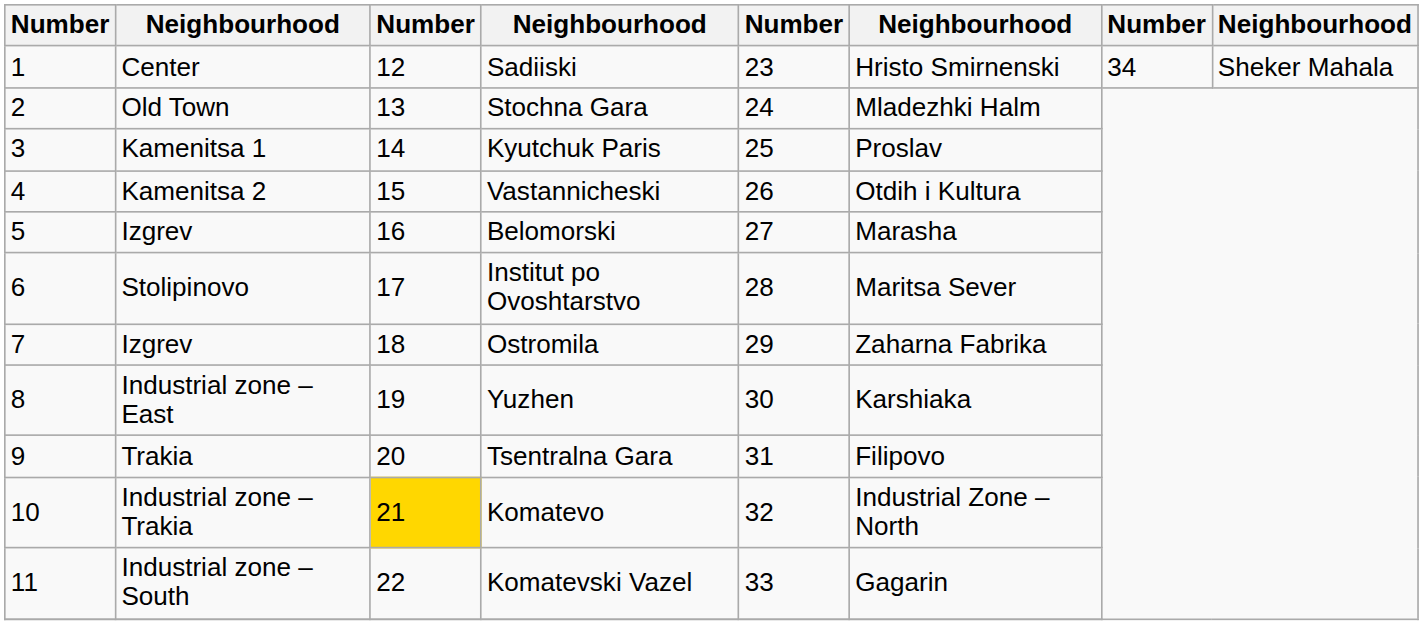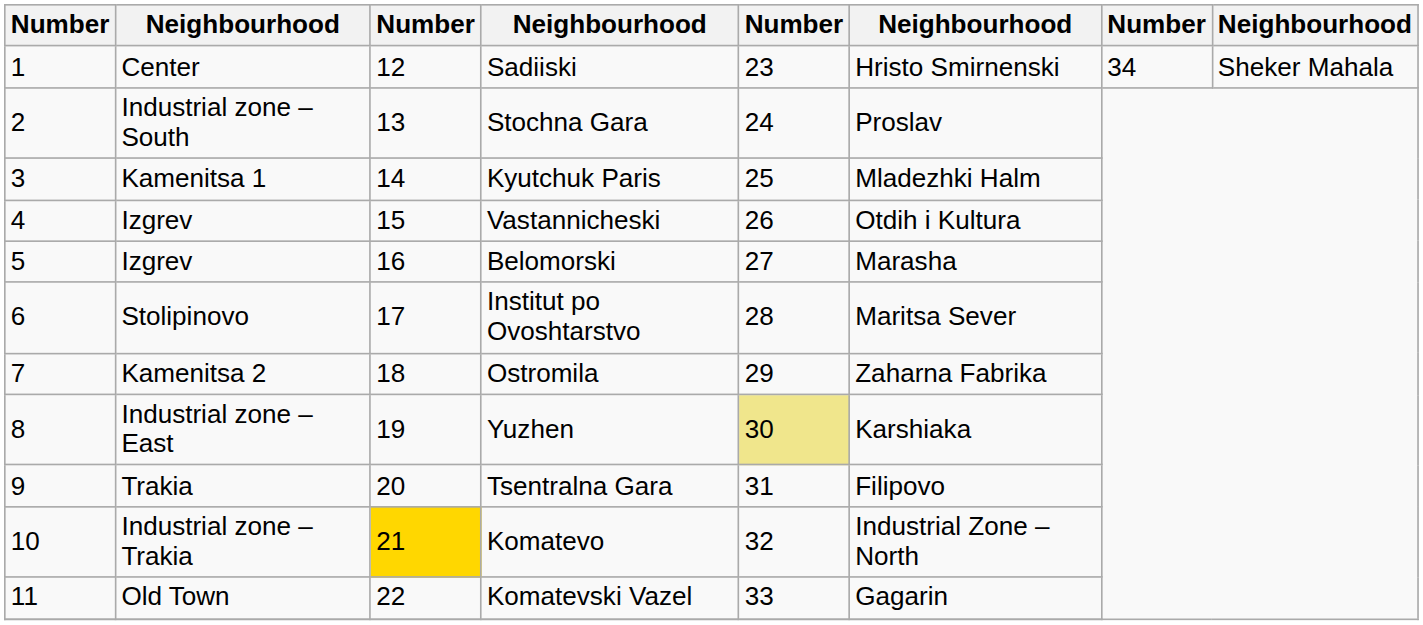(176, 107) Old Town -> (217, 122) Industrial zone – South
(948, 107) Mladezhki Halm -> (899, 122) Proslav
(899, 149) Proslav -> (948, 178) Mladezhki Halm
(194, 190) Kamenitsa 2 -> (157, 219) Izgrev
(157, 344) Izgrev -> (194, 373) Kamenitsa 2
(759, 400) no background -> (759, 429) khaki background
(217, 582) Industrial zone – South -> (176, 597) Old Town
